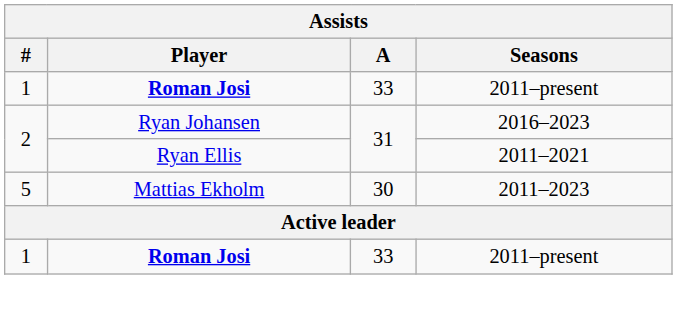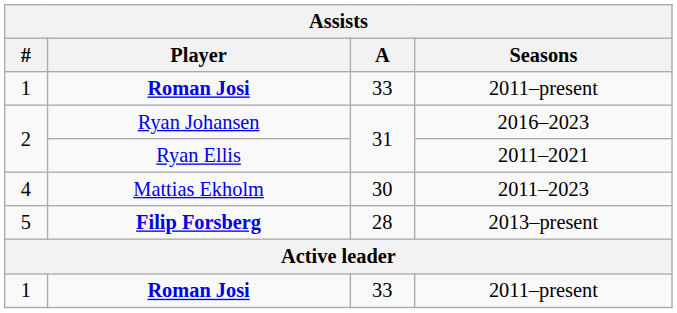(26, 189) 5 -> (26, 189) 4
+ row: (199, 222)
